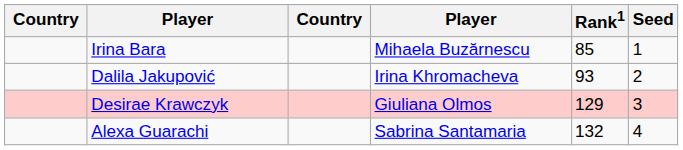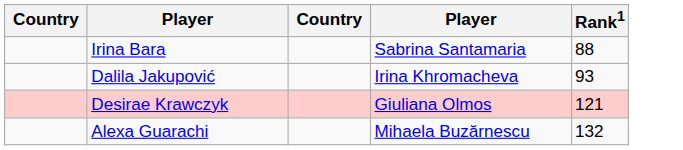- column: (653, 20)
(452, 49) Mihaela Buzărnescu -> (450, 49) Sabrina Santamaria
(585, 49) 85 -> (585, 49) 88
(589, 104) 129 -> (589, 104) 121
(450, 131) Sabrina Santamaria -> (452, 131) Mihaela Buzărnescu
